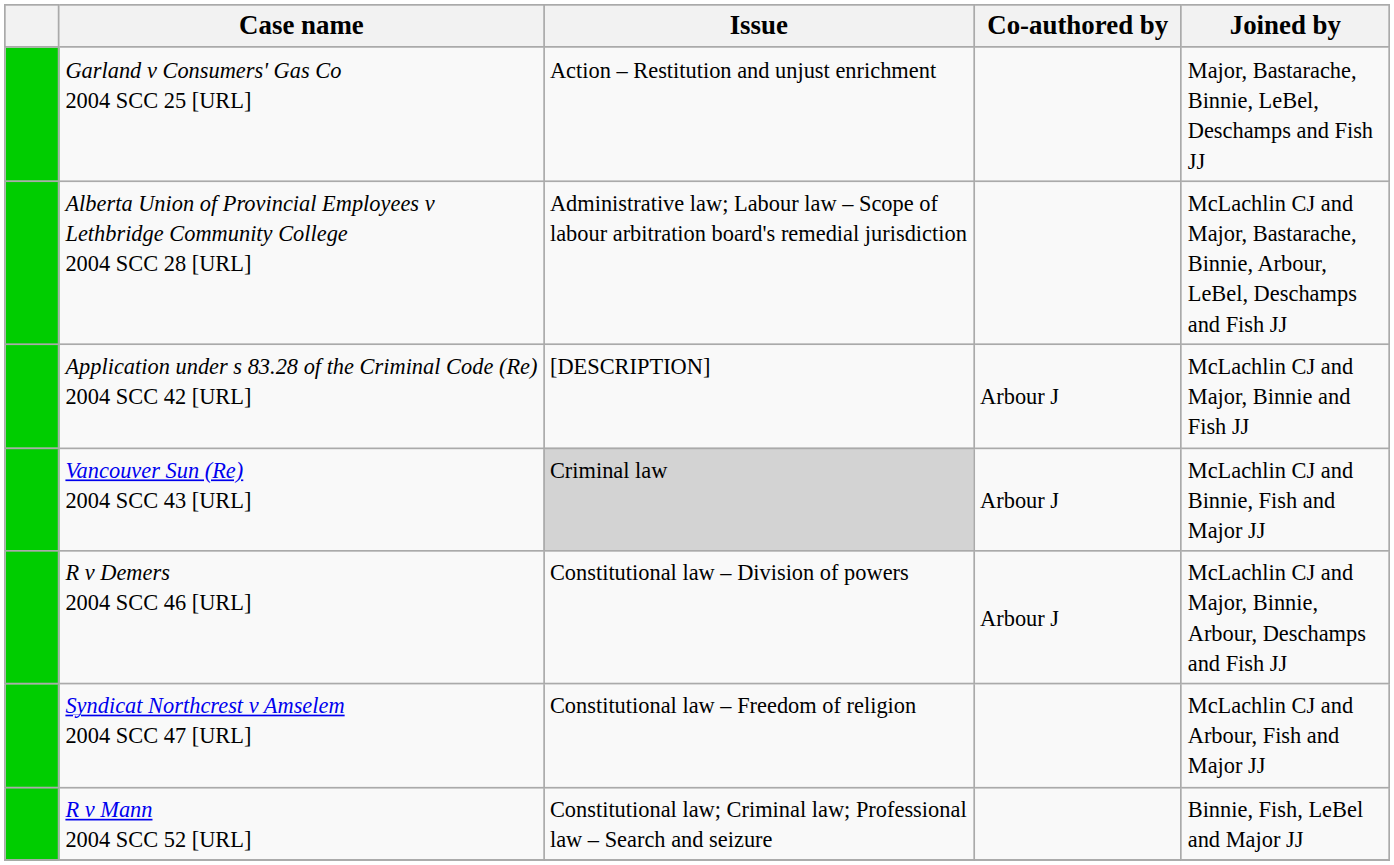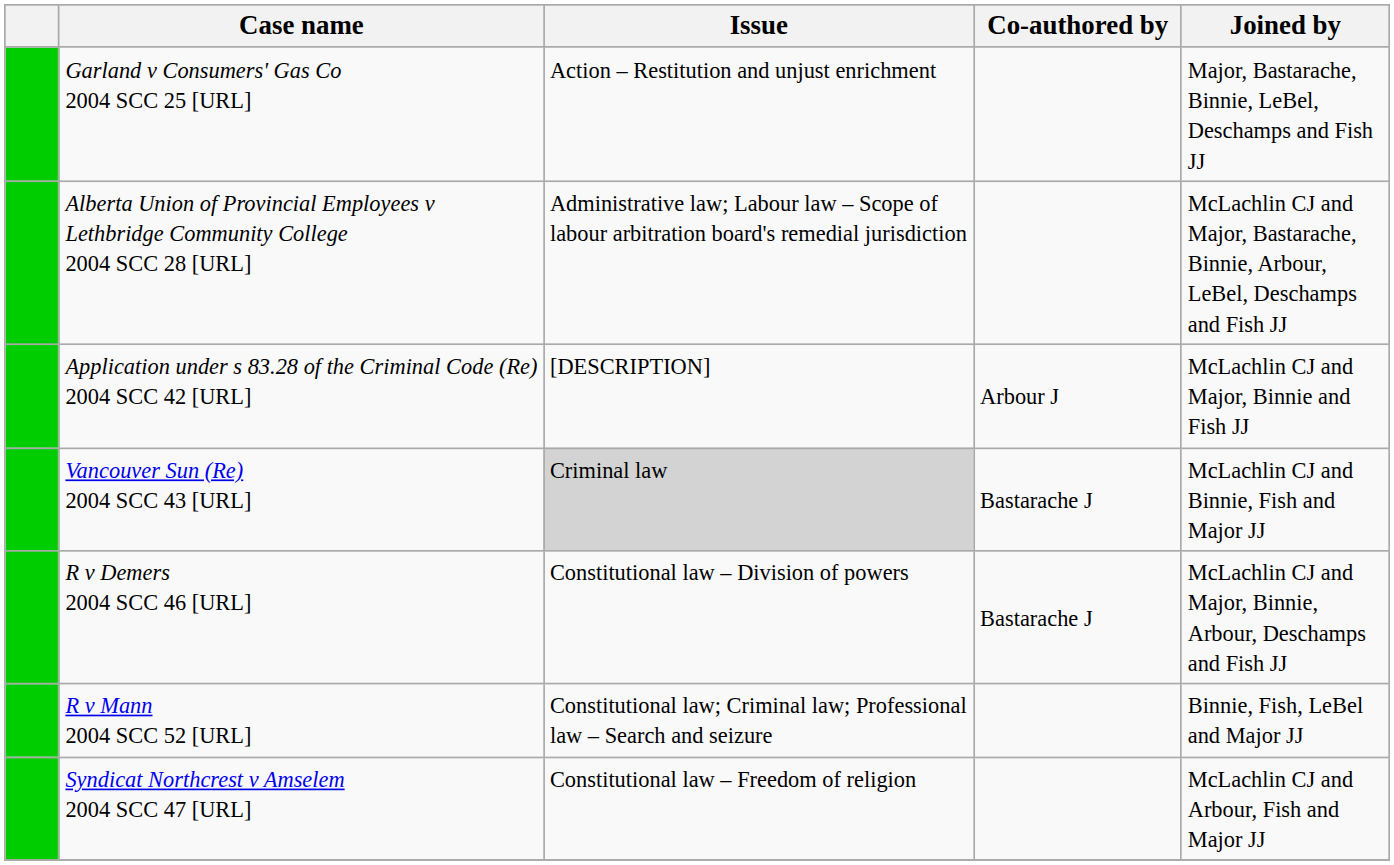(1020, 500) Arbour J -> (1036, 500) Bastarache J
(1020, 618) Arbour J -> (1036, 618) Bastarache J
rows swapped: (205, 721) <-> (158, 824)
